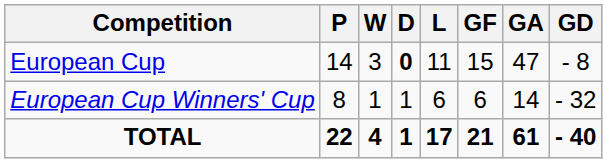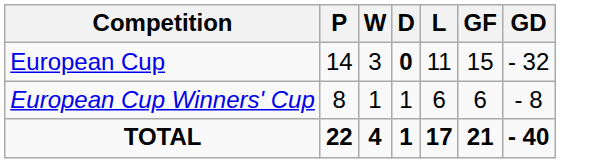- column: (526, 23)
(576, 61) - 8 -> (529, 61) - 32
(576, 99) - 32 -> (529, 99) - 8
